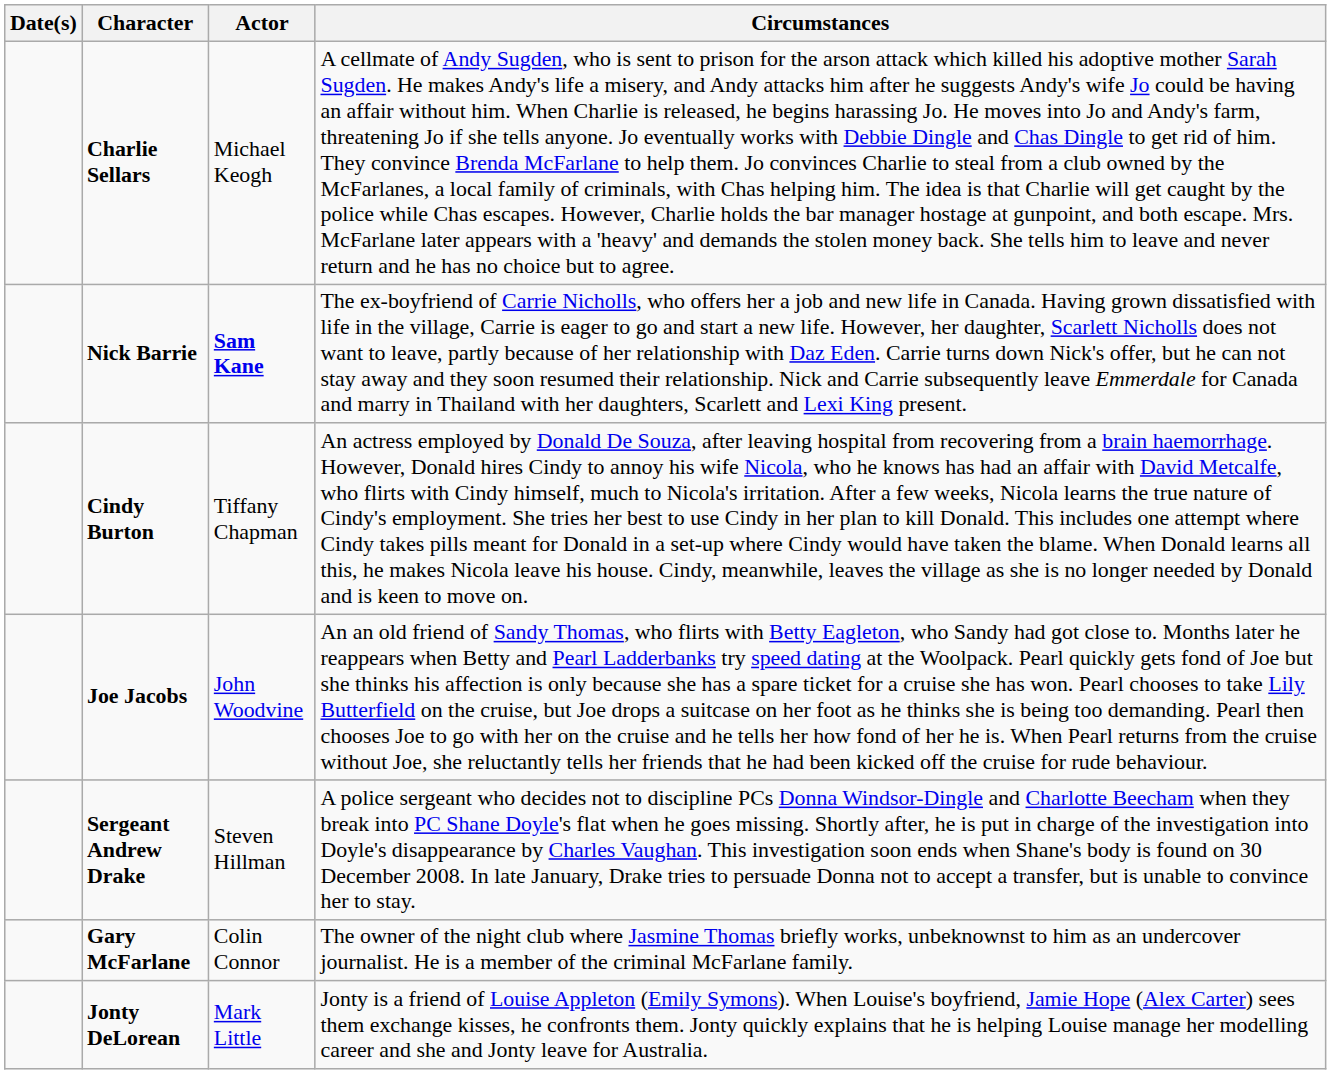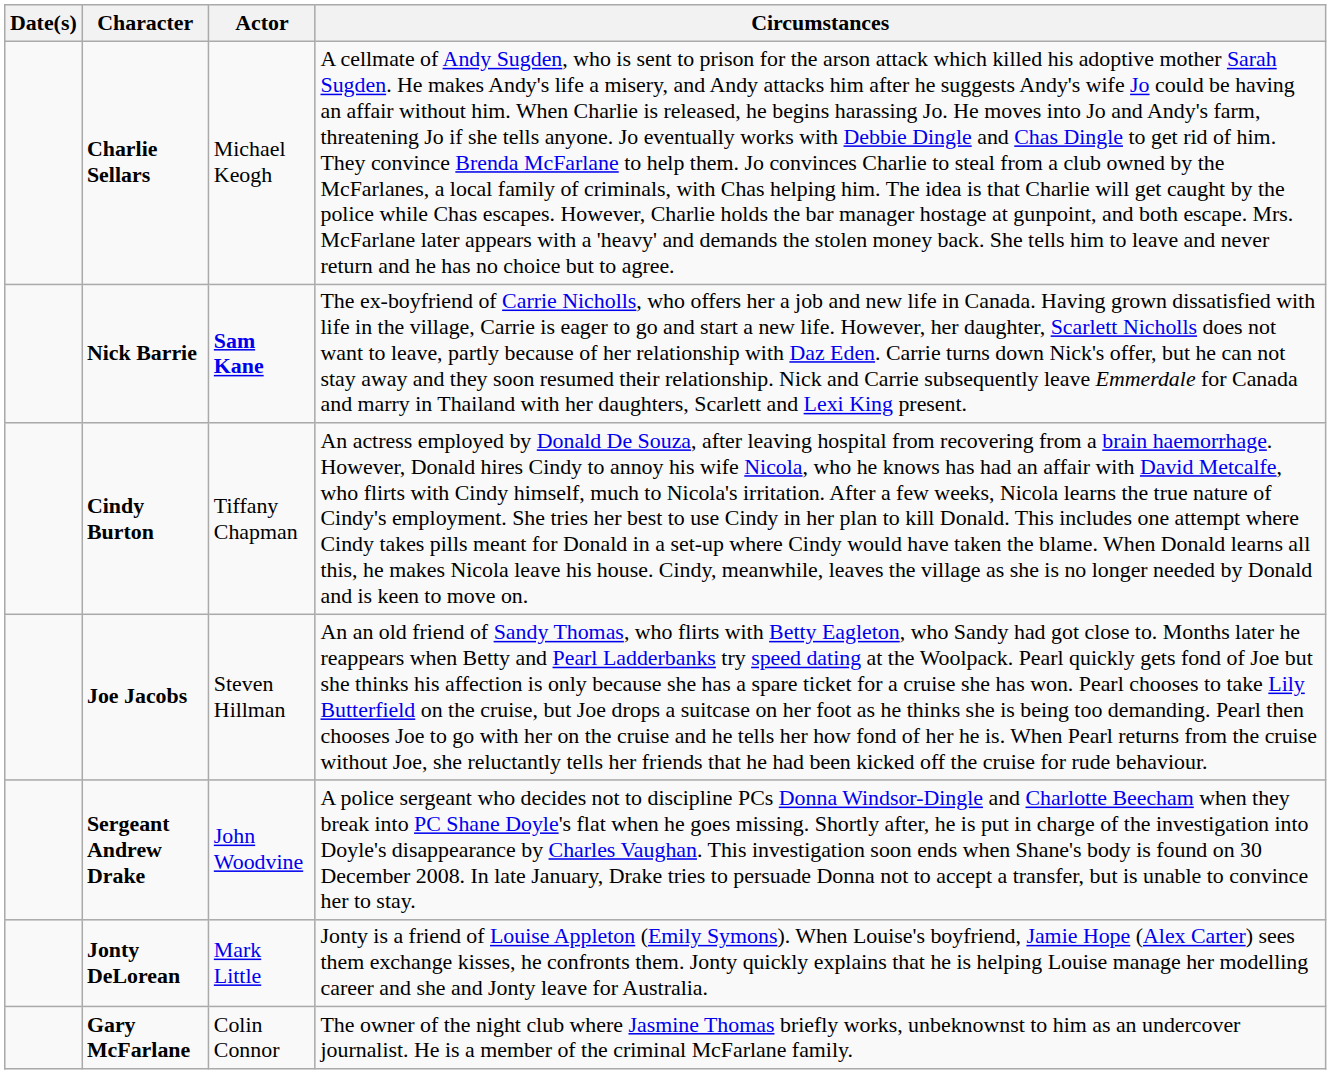(259, 697) John Woodvine -> (250, 697) Steven Hillman
(250, 849) Steven Hillman -> (259, 849) John Woodvine
rows swapped: (134, 1025) <-> (139, 950)
